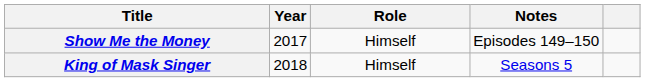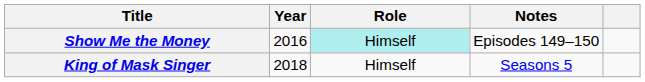(290, 40) 2017 -> (290, 40) 2016
(390, 40) no background -> (390, 40) paleturquoise background
